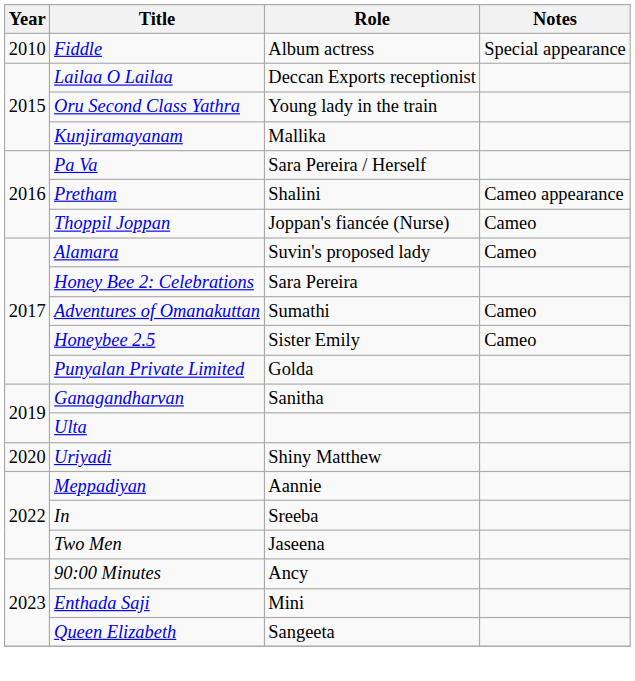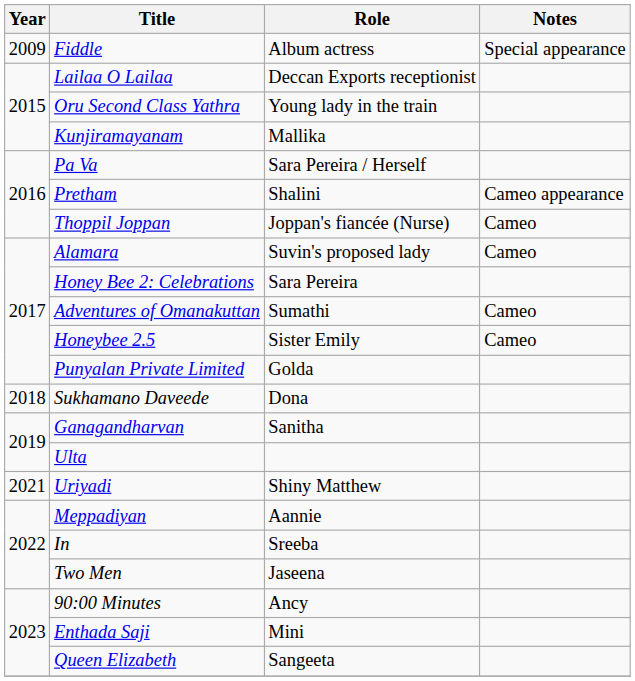(27, 48) 2010 -> (27, 48) 2009
+ row: (132, 398)
(27, 456) 2020 -> (27, 485) 2021
